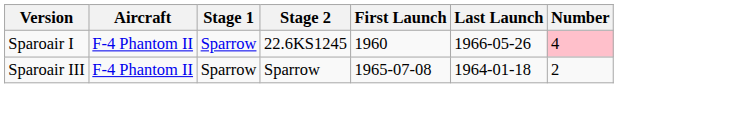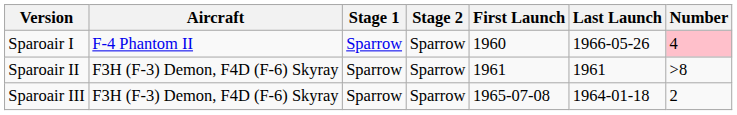(306, 43) 22.6KS1245 -> (438, 43) Sparrow
+ row: (44, 69)
(143, 69) F-4 Phantom II -> (215, 95) F3H (F-3) Demon, F4D (F-6) Skyray
